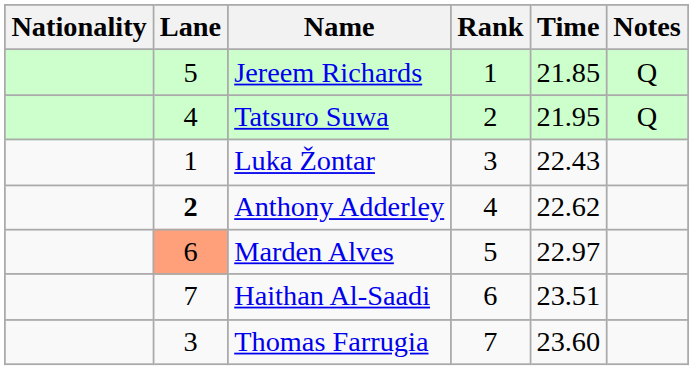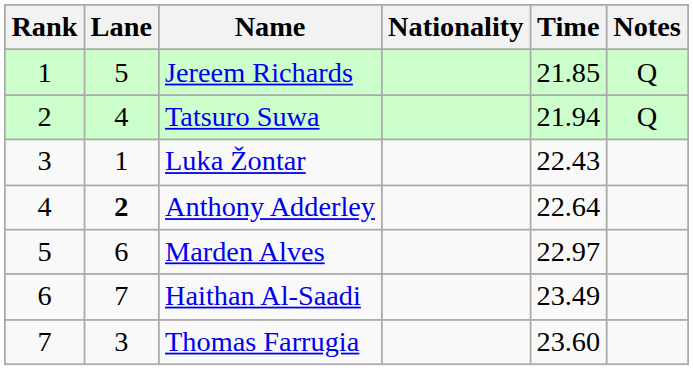columns swapped: (490, 26) <-> (79, 26)
(568, 116) 21.95 -> (568, 116) 21.94
(568, 206) 22.62 -> (568, 206) 22.64
(190, 251) lightsalmon background -> (121, 251) no background
(568, 296) 23.51 -> (568, 296) 23.49
